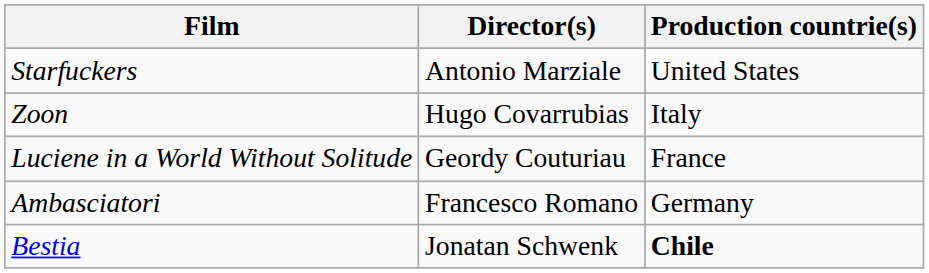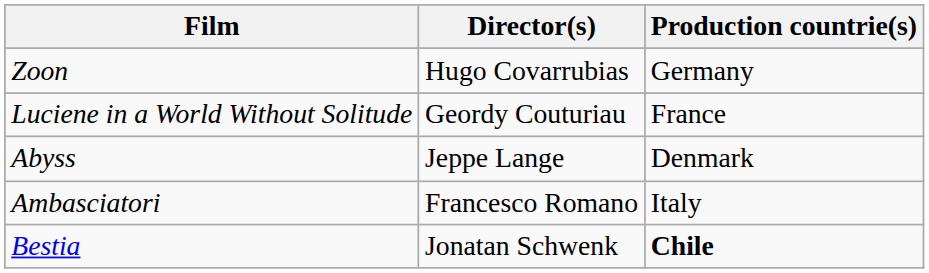- row: (74, 70)
(676, 114) Italy -> (702, 70) Germany
+ row: (44, 158)
(702, 202) Germany -> (676, 202) Italy
